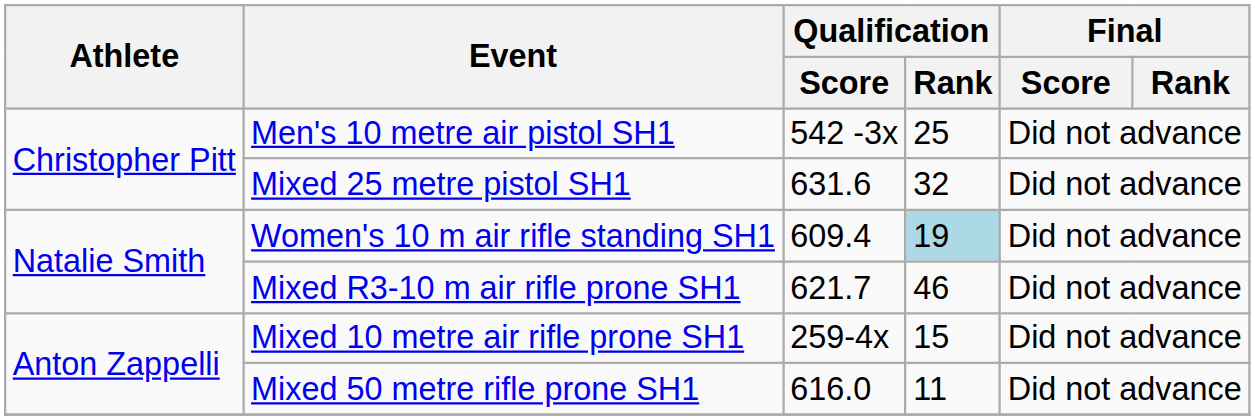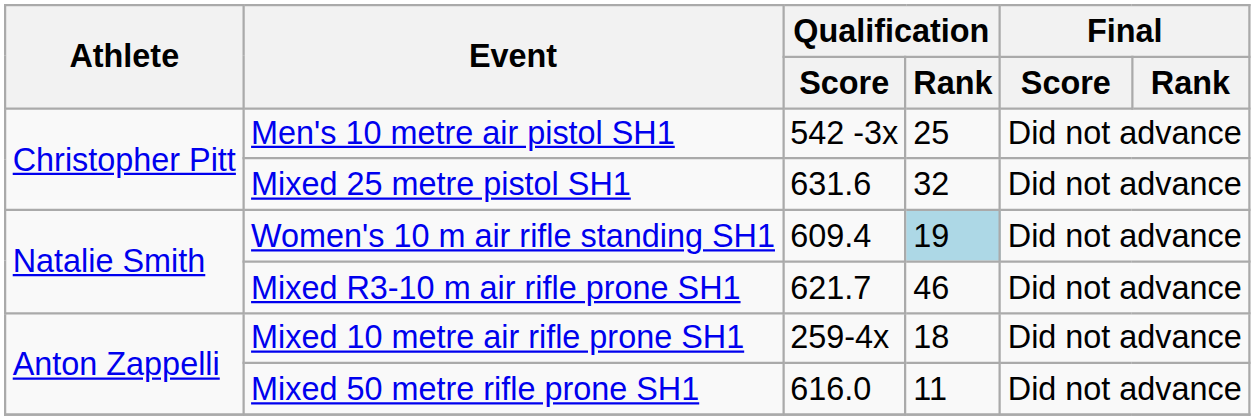(931, 338) 15 -> (931, 338) 18
